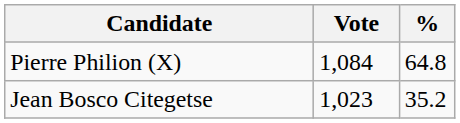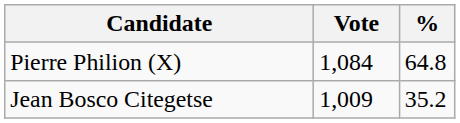(346, 99) 1,023 -> (346, 99) 1,009
